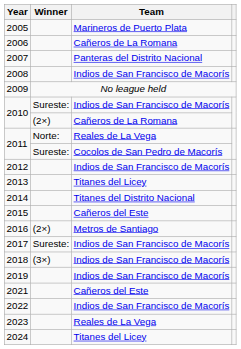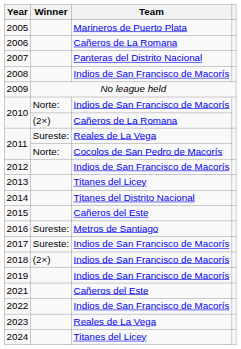(51, 105) Sureste: -> (46, 105) Norte:
(46, 136) Norte: -> (51, 136) Sureste:
(51, 151) Sureste: -> (46, 151) Norte:
(42, 228) (2×) -> (51, 228) Sureste:
(42, 259) (3×) -> (42, 259) (2×)
